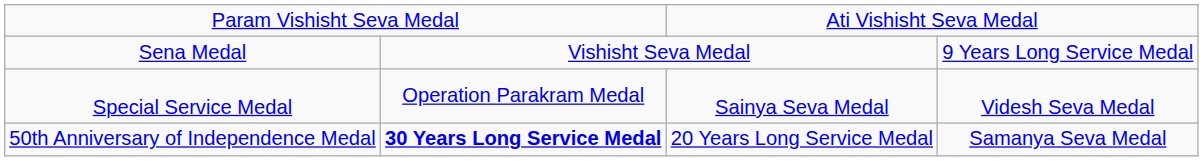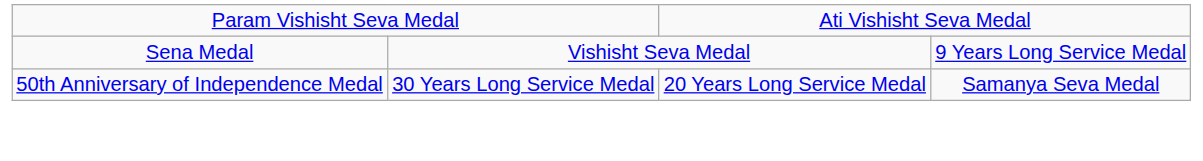- row: (192, 107)
(523, 139) bold -> (523, 84) normal
